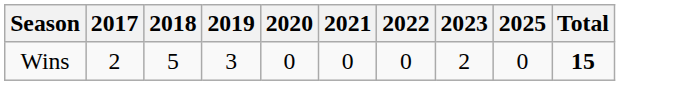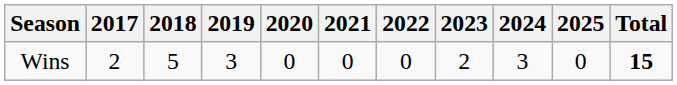+ column: (522, 23)
